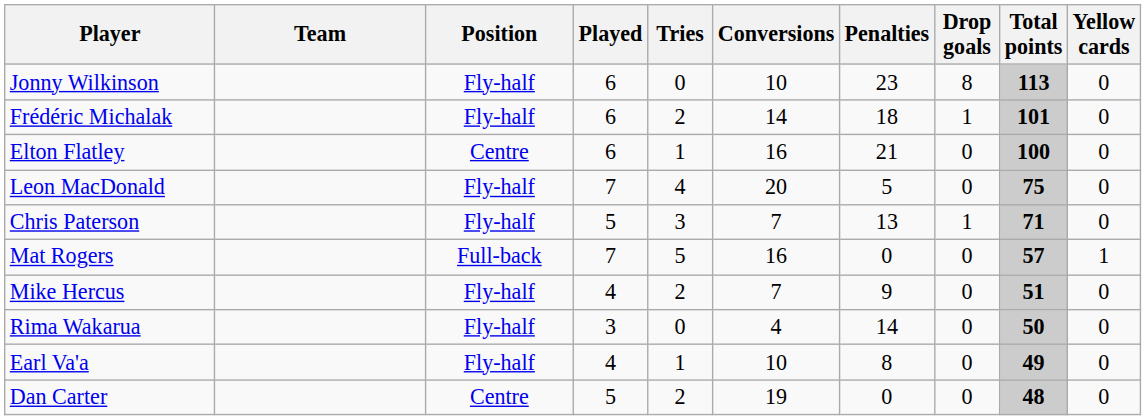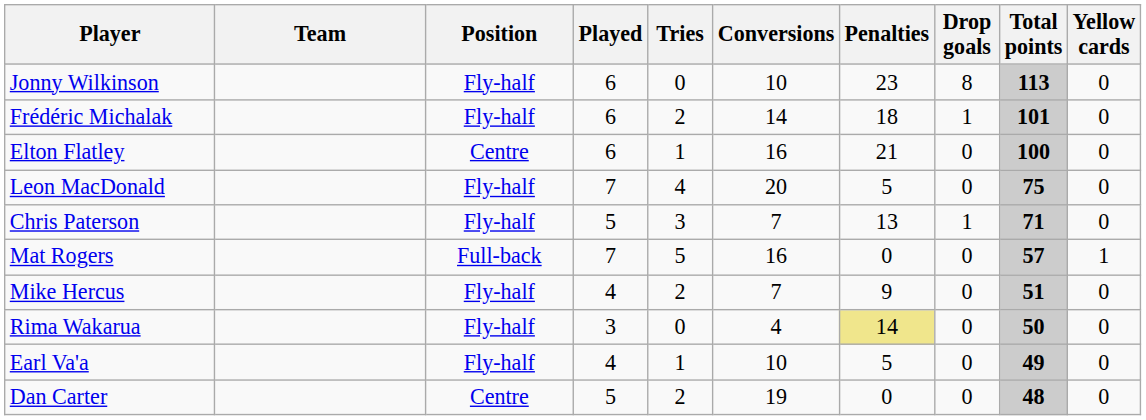(887, 326) no background -> (887, 326) khaki background
(887, 362) 8 -> (887, 362) 5
